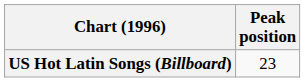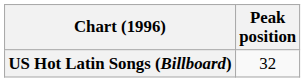(268, 63) 23 -> (268, 63) 32
